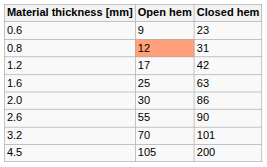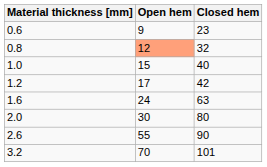(203, 48) 31 -> (203, 48) 32
+ row: (15, 65)
(144, 83) 25 -> (144, 100) 24
(203, 100) 86 -> (203, 118) 80
- row: (15, 153)
